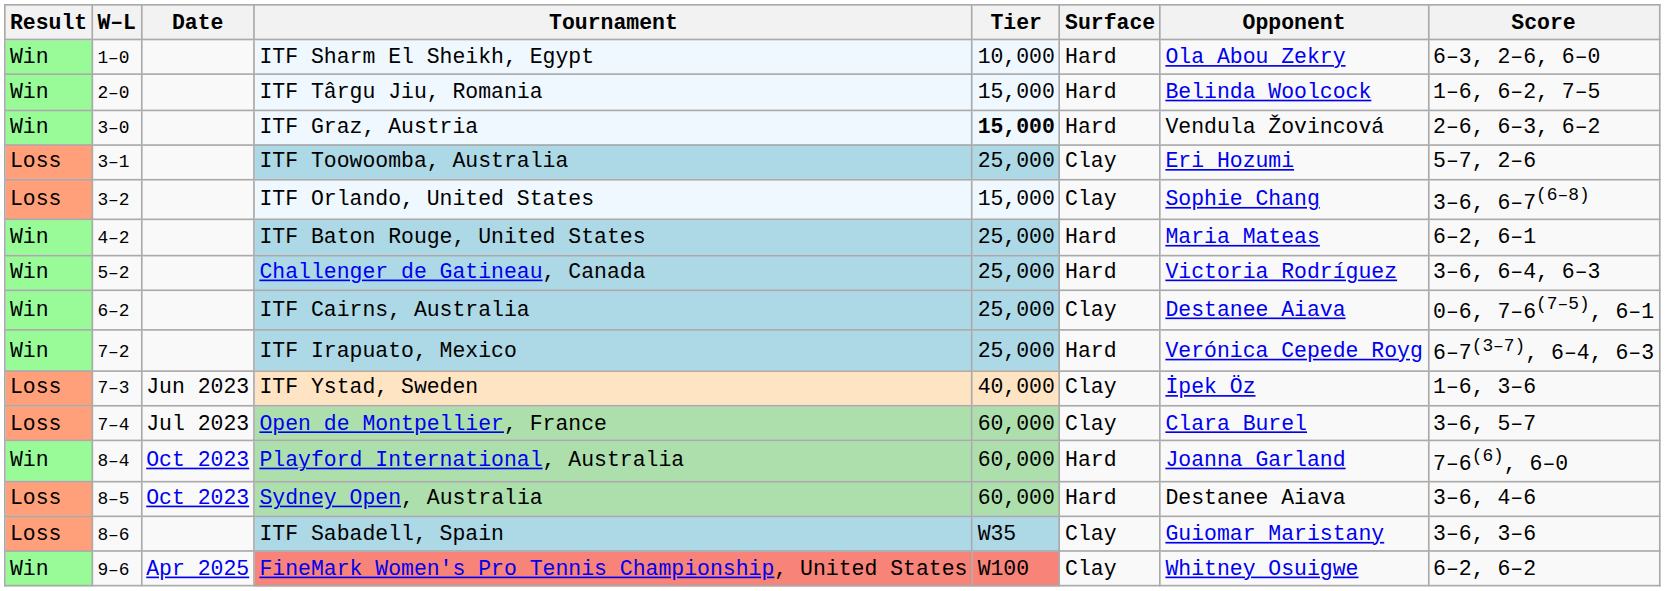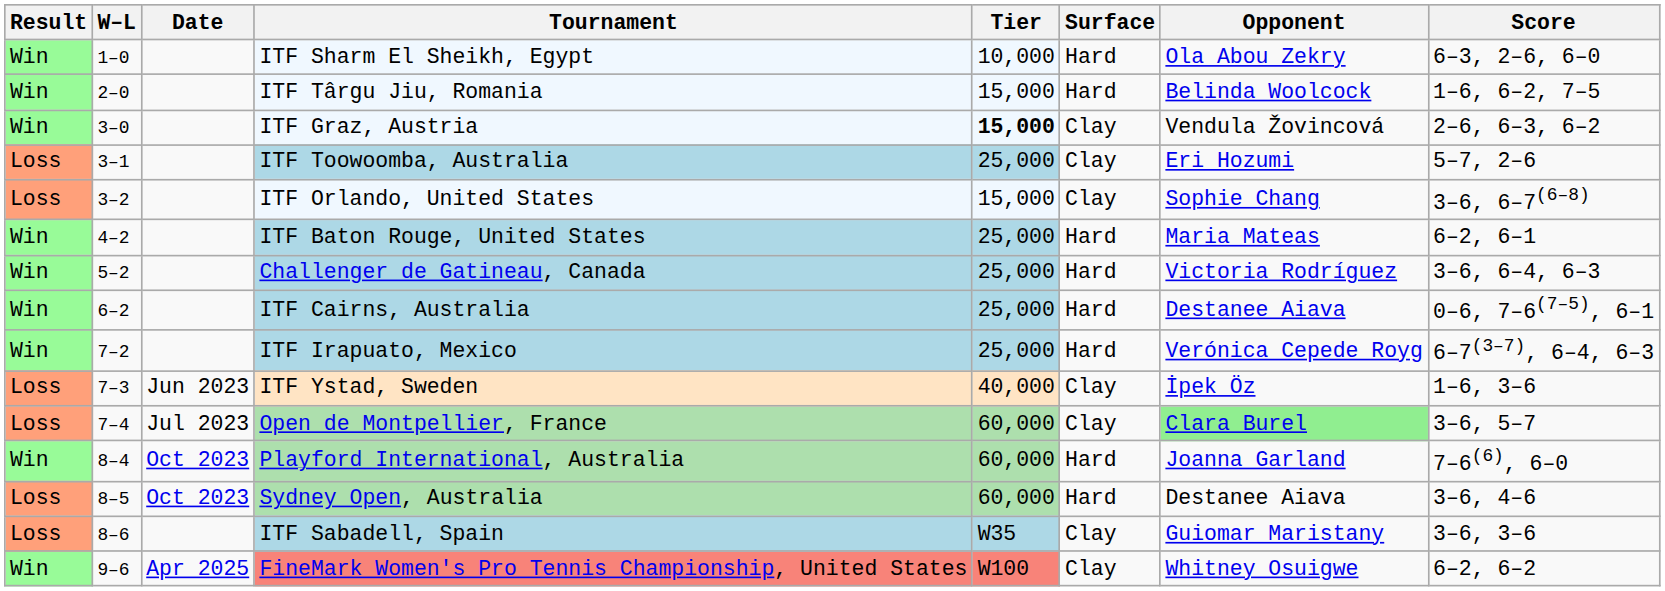(1091, 127) Hard -> (1091, 127) Clay
(1091, 310) Clay -> (1091, 310) Hard
(1236, 423) no background -> (1236, 423) lightgreen background
